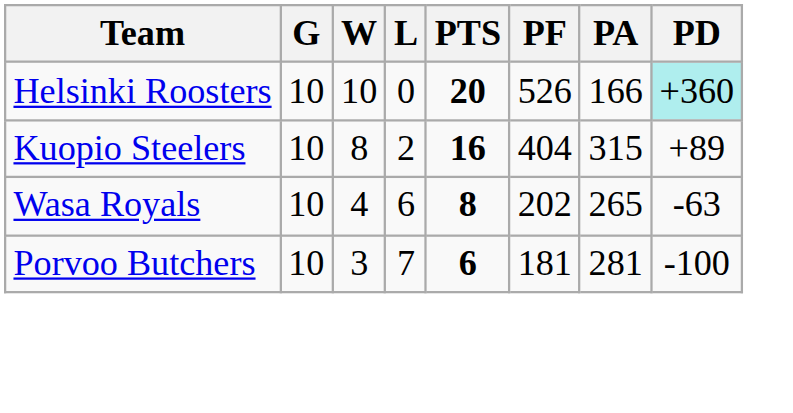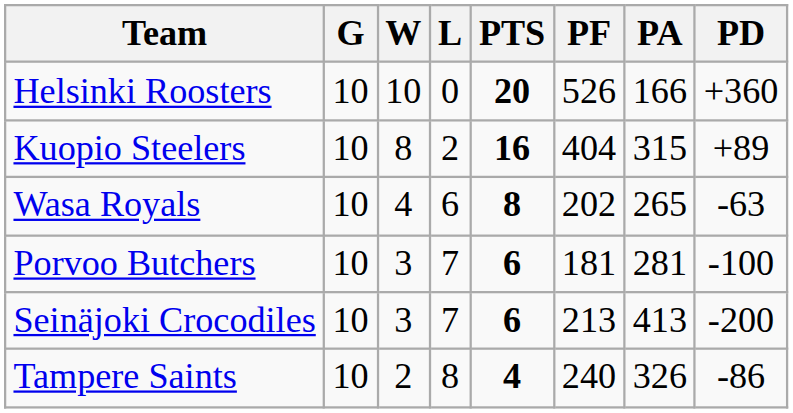(697, 90) paleturquoise background -> (741, 90) no background
+ row: (165, 319)
+ row: (125, 377)
